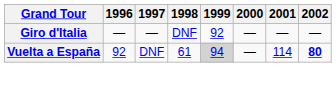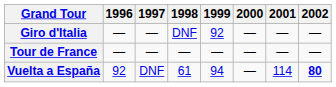+ row: (54, 52)
(217, 52) lightgrey background -> (217, 71) no background
